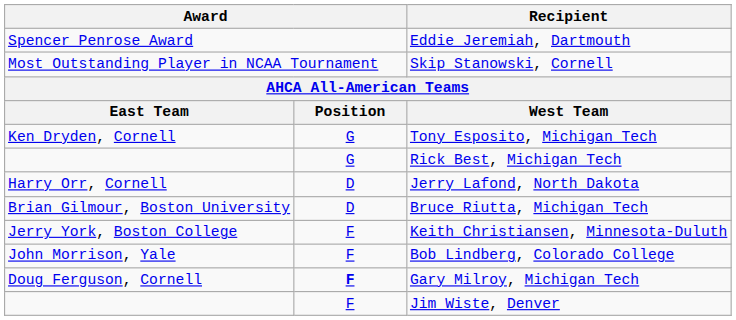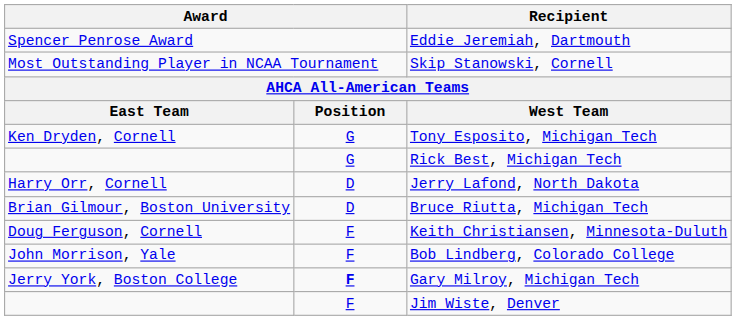(123, 232) Jerry York, Boston College -> (105, 232) Doug Ferguson, Cornell
(105, 280) Doug Ferguson, Cornell -> (123, 280) Jerry York, Boston College
